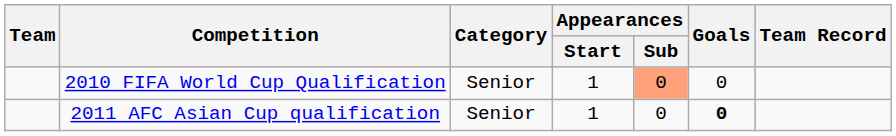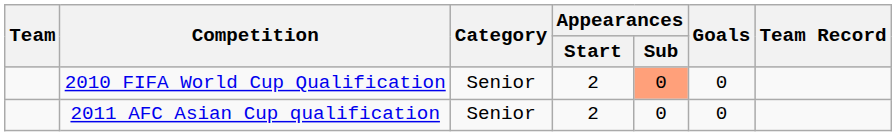(593, 83) 1 -> (593, 83) 2
(593, 114) 1 -> (593, 114) 2
(721, 114) bold -> (721, 114) normal
